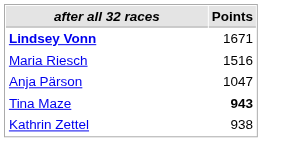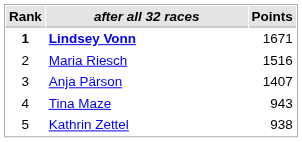+ column: (25, 16)
(238, 82) 1047 -> (278, 82) 1407
(242, 103) bold -> (282, 103) normal
